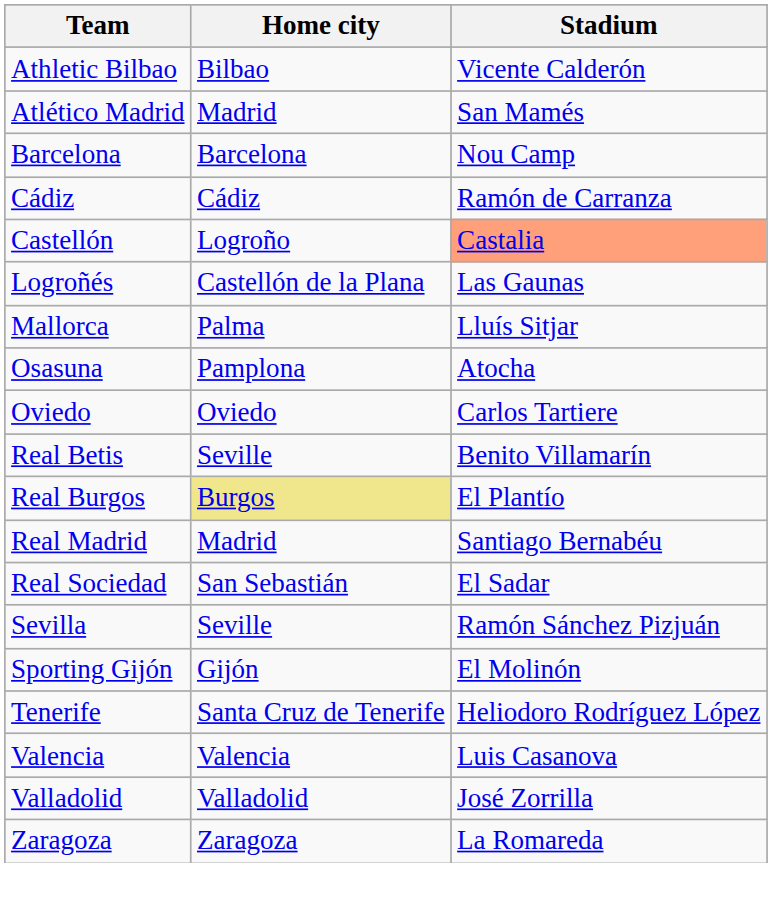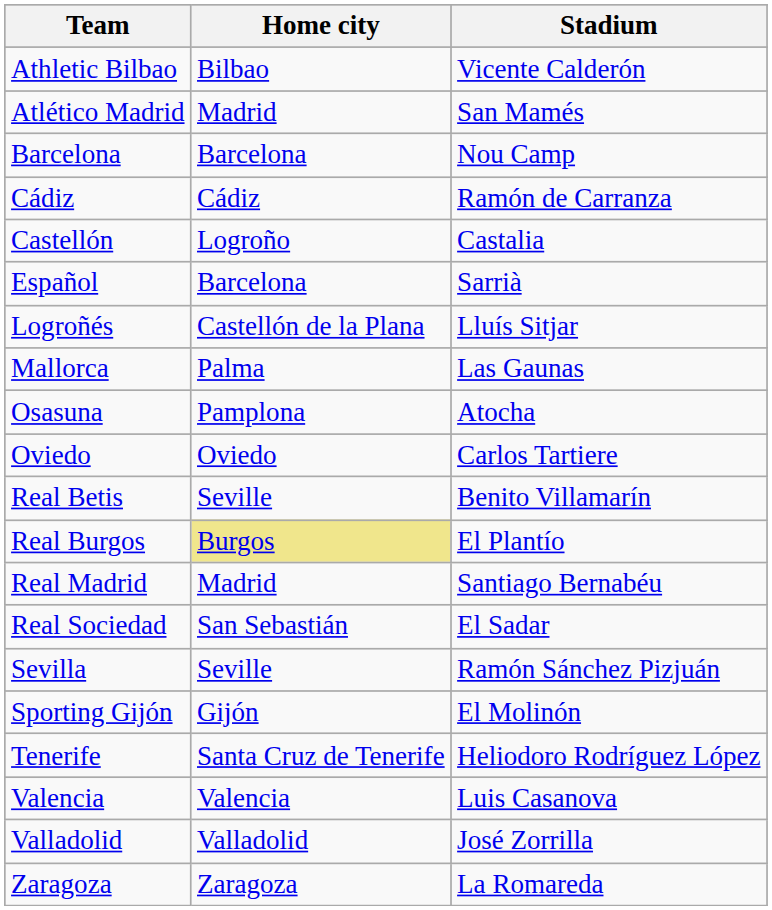(501, 240) lightsalmon background -> (501, 240) no background
+ row: (55, 283)
(521, 283) Las Gaunas -> (518, 326) Lluís Sitjar
(518, 326) Lluís Sitjar -> (521, 369) Las Gaunas
